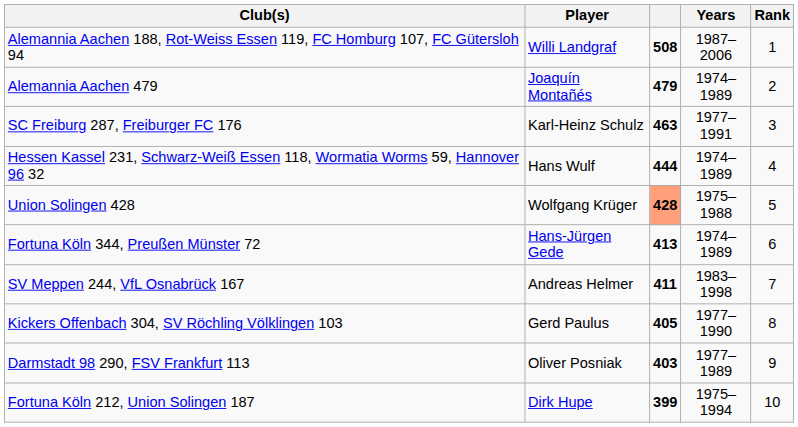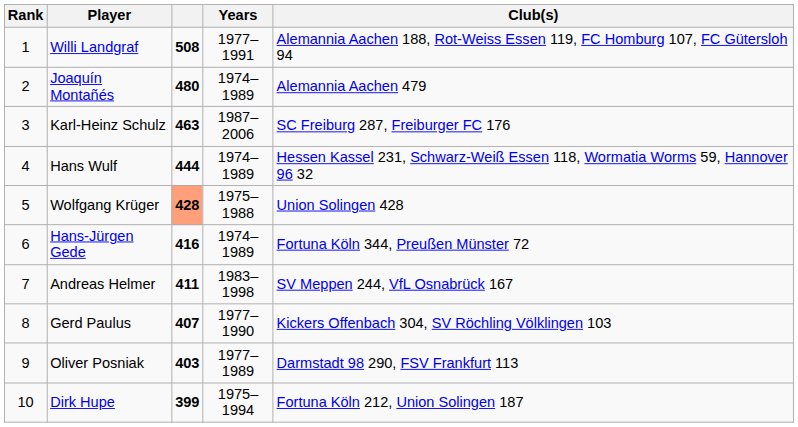columns swapped: (772, 16) <-> (265, 16)
(716, 47) 1987–2006 -> (238, 47) 1977–1991
(665, 86) 479 -> (187, 86) 480
(716, 126) 1977–1991 -> (238, 126) 1987–2006
(665, 244) 413 -> (187, 244) 416
(665, 323) 405 -> (187, 323) 407
